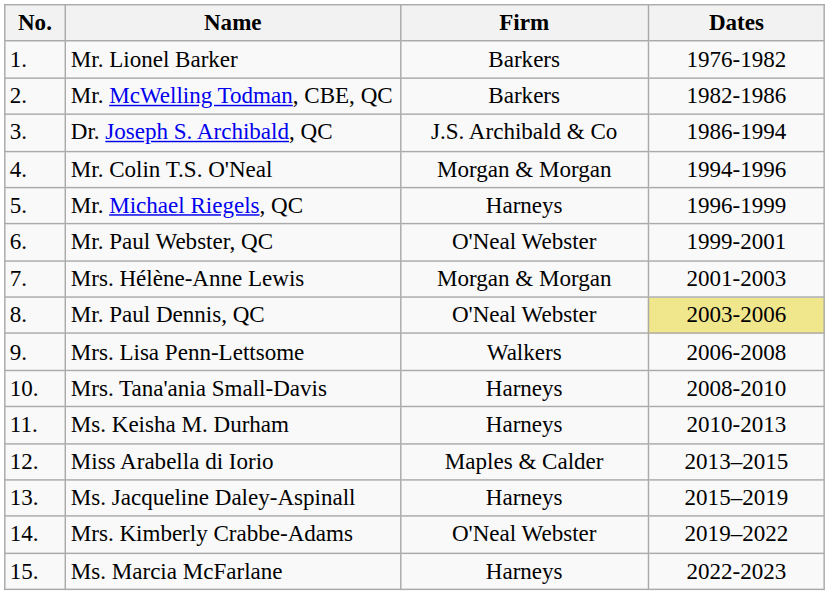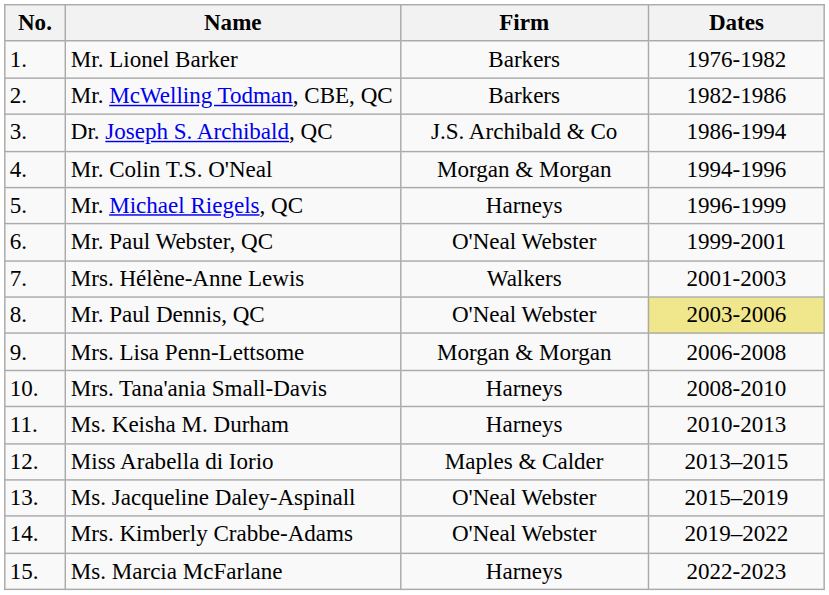(524, 278) Morgan & Morgan -> (524, 278) Walkers
(524, 351) Walkers -> (524, 351) Morgan & Morgan
(524, 497) Harneys -> (524, 497) O'Neal Webster
